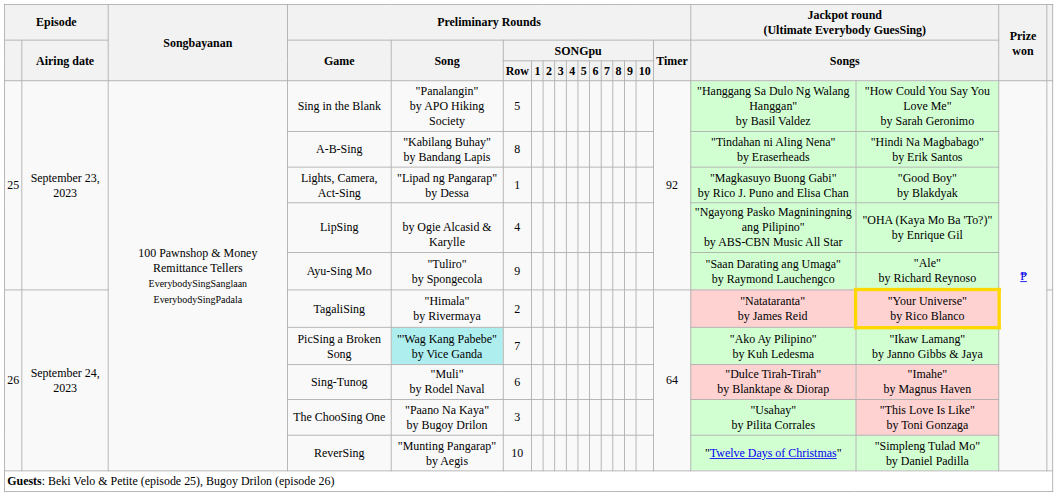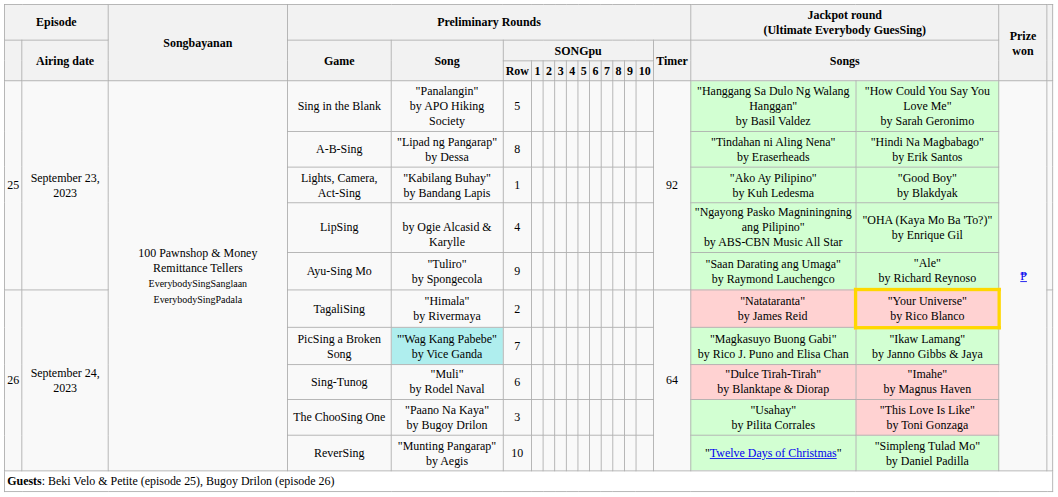(447, 150) "Kabilang Buhay" by Bandang Lapis -> (447, 150) "Lipad ng Pangarap" by Dessa
(447, 185) "Lipad ng Pangarap" by Dessa -> (447, 185) "Kabilang Buhay" by Bandang Lapis
(773, 185) "Magkasuyo Buong Gabi" by Rico J. Puno and Elisa Chan -> (773, 185) "Ako Ay Pilipino" by Kuh Ledesma
(773, 346) "Ako Ay Pilipino" by Kuh Ledesma -> (773, 346) "Magkasuyo Buong Gabi" by Rico J. Puno and Elisa Chan
